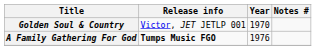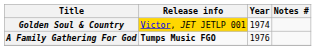(193, 25) no background -> (193, 25) gold background
(260, 25) 1970 -> (260, 25) 1974
